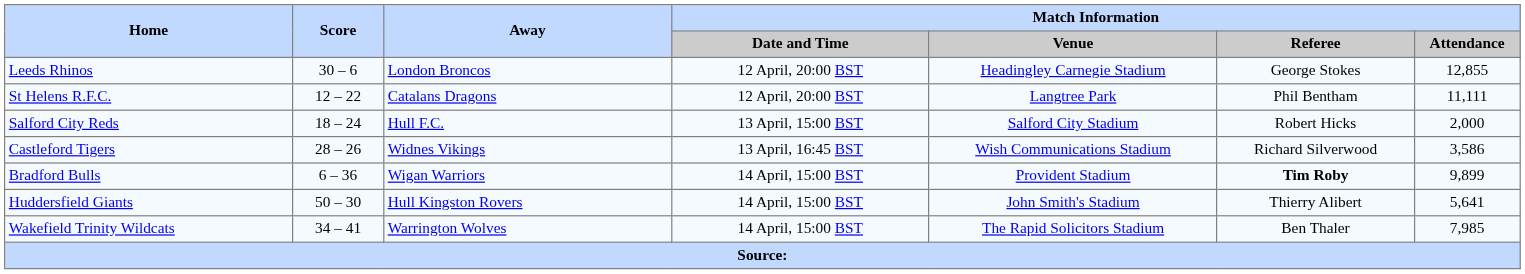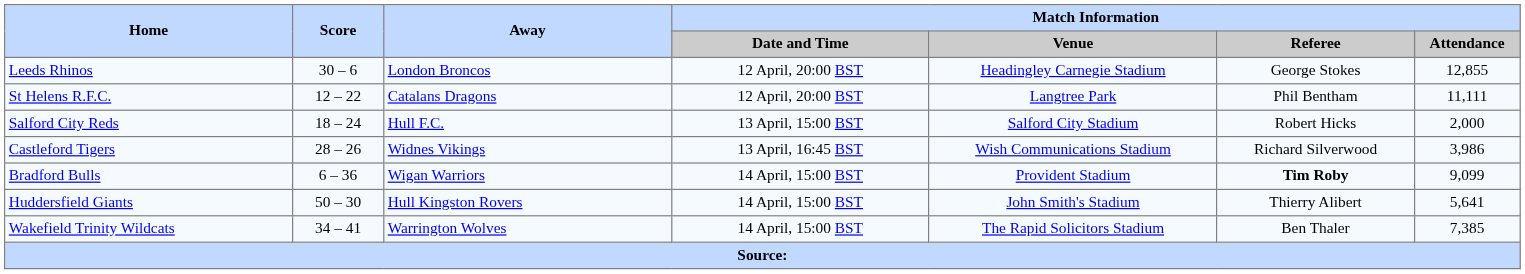(1467, 149) 3,586 -> (1467, 149) 3,986
(1467, 176) 9,899 -> (1467, 176) 9,099
(1467, 228) 7,985 -> (1467, 228) 7,385
